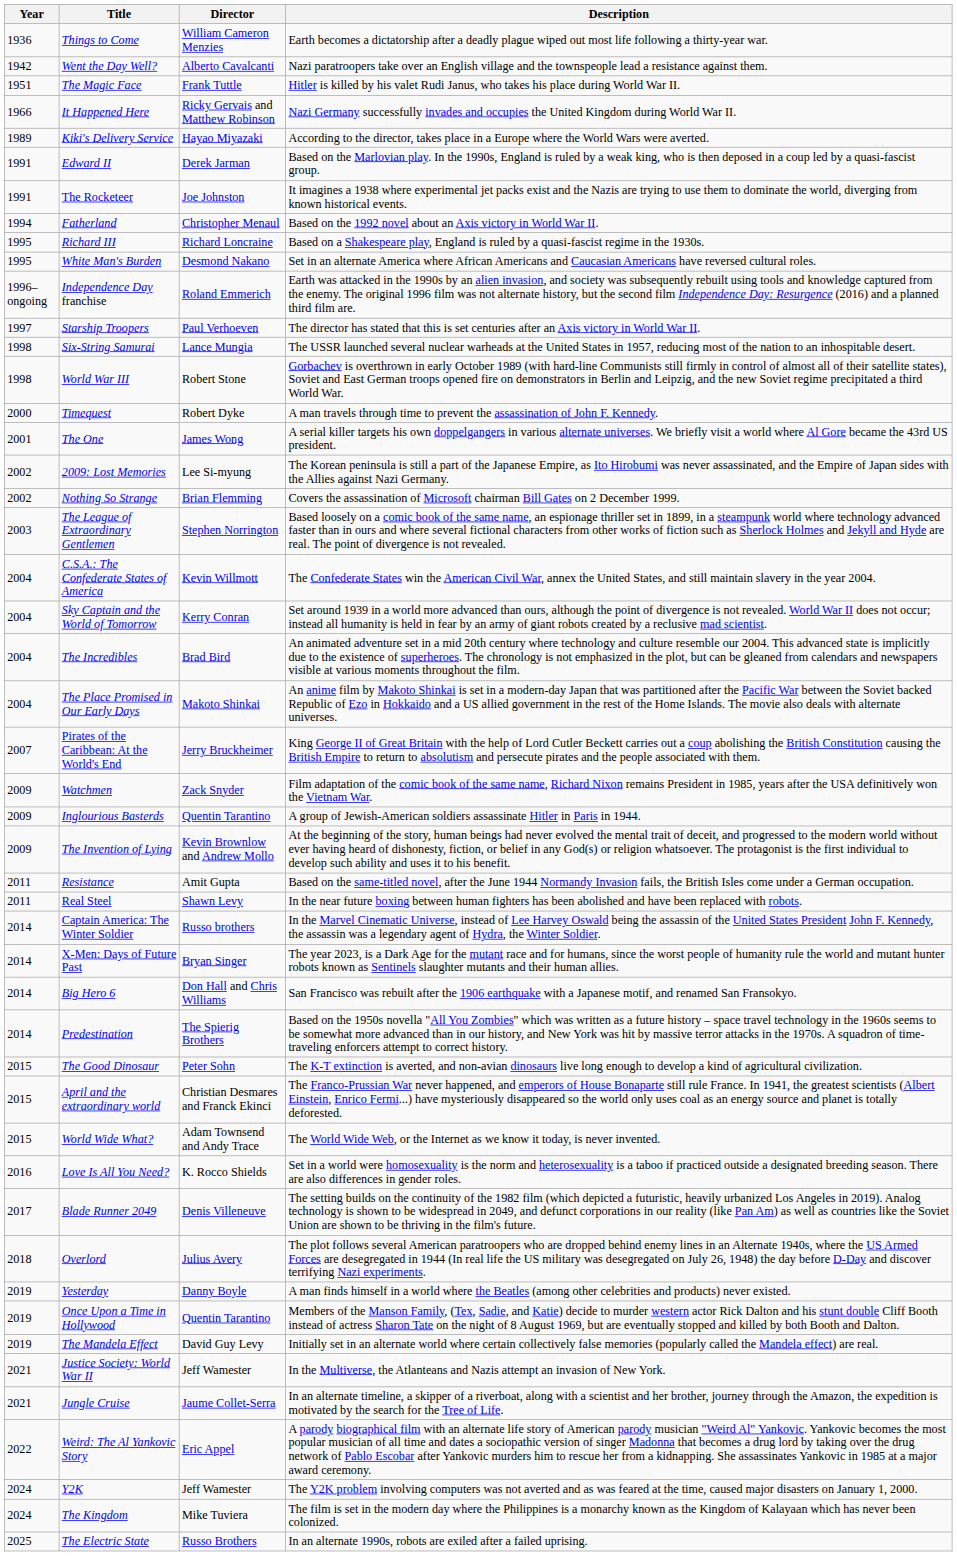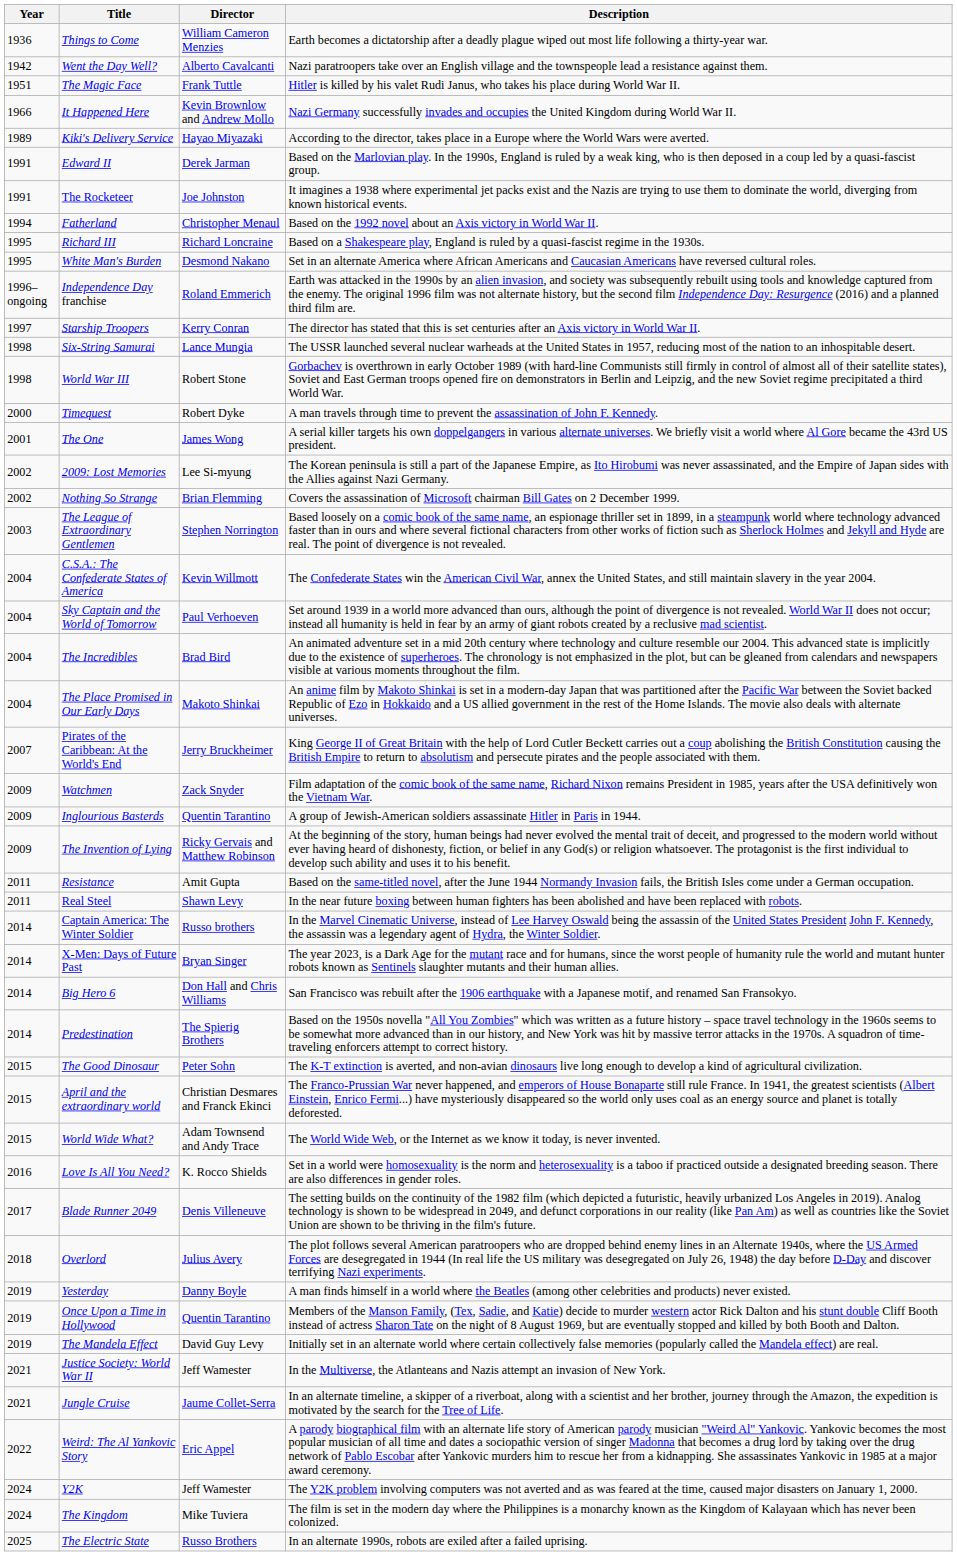(228, 111) Ricky Gervais and Matthew Robinson -> (228, 111) Kevin Brownlow and Andrew Mollo
(220, 327) Paul Verhoeven -> (216, 327) Kerry Conran
(216, 617) Kerry Conran -> (220, 617) Paul Verhoeven
(228, 849) Kevin Brownlow and Andrew Mollo -> (228, 849) Ricky Gervais and Matthew Robinson
